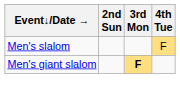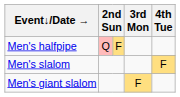+ row: (42, 46)
(138, 64) bold -> (138, 83) normal
